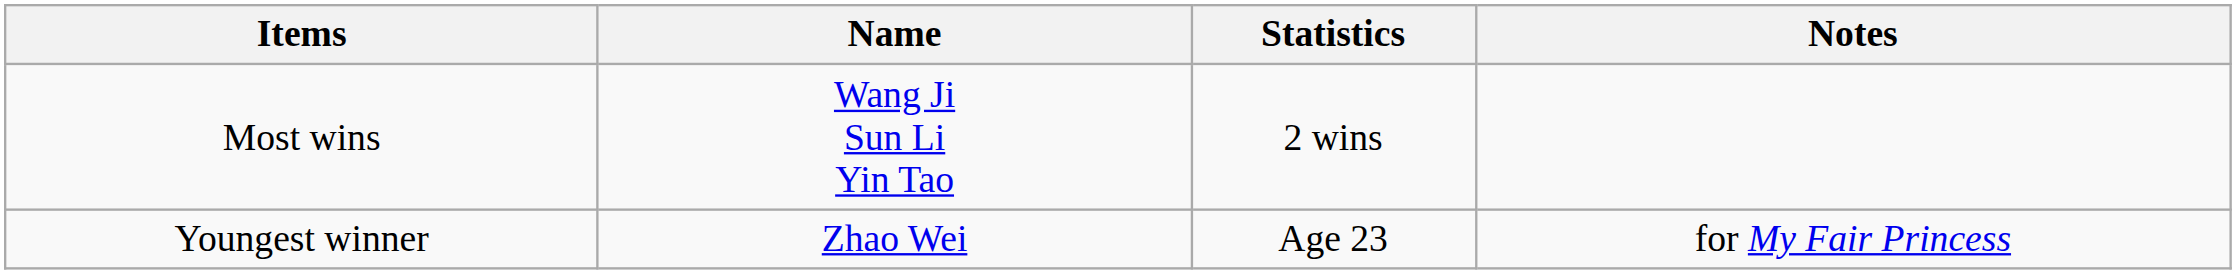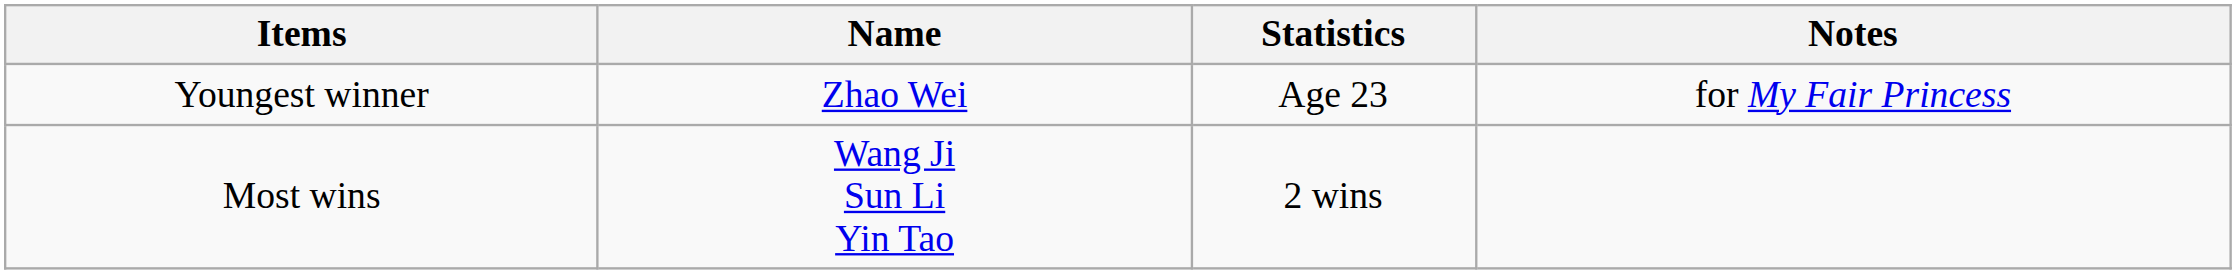rows swapped: (302, 136) <-> (302, 238)
